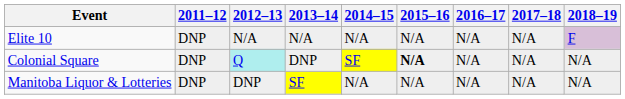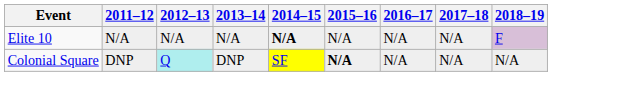(192, 37) DNP -> (117, 37) N/A
(357, 37) normal -> (284, 37) bold
- row: (90, 82)
